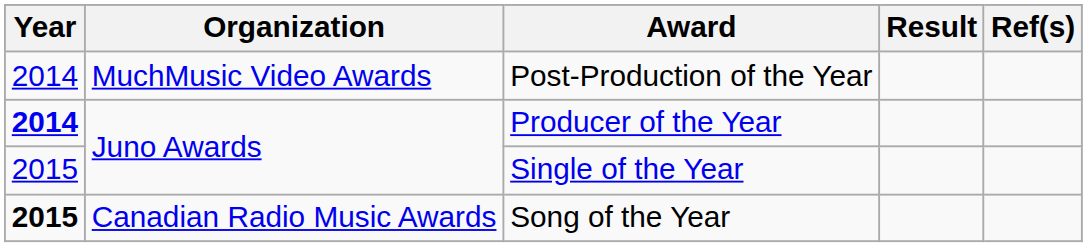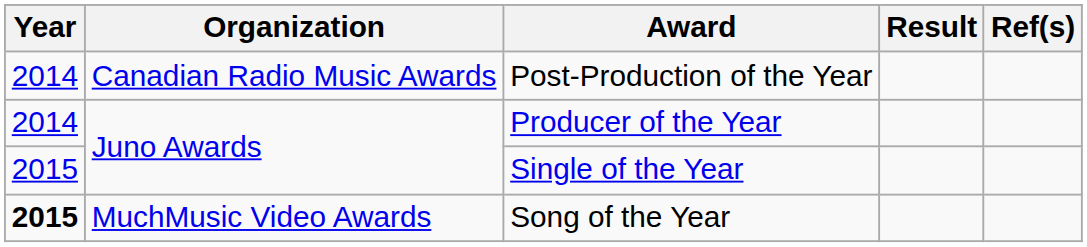(262, 75) MuchMusic Video Awards -> (294, 75) Canadian Radio Music Awards
(45, 122) bold -> (45, 122) normal
(294, 216) Canadian Radio Music Awards -> (262, 216) MuchMusic Video Awards
